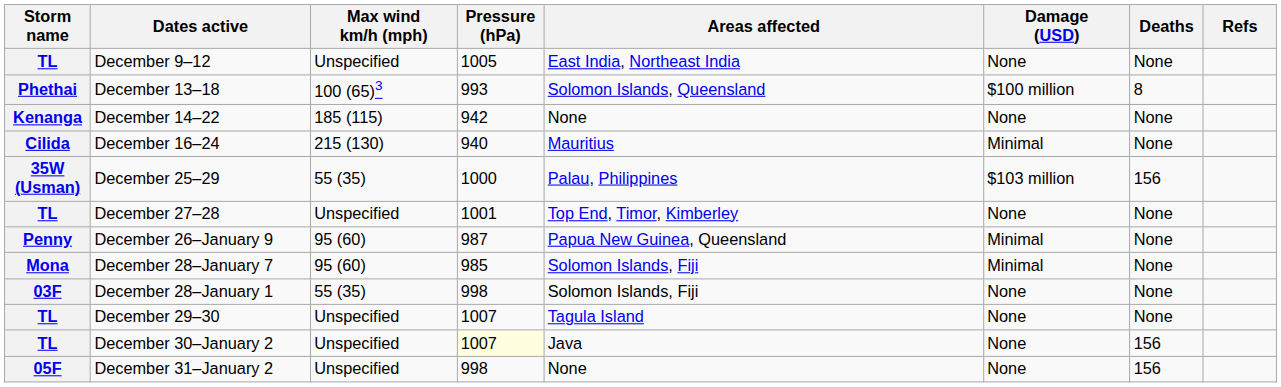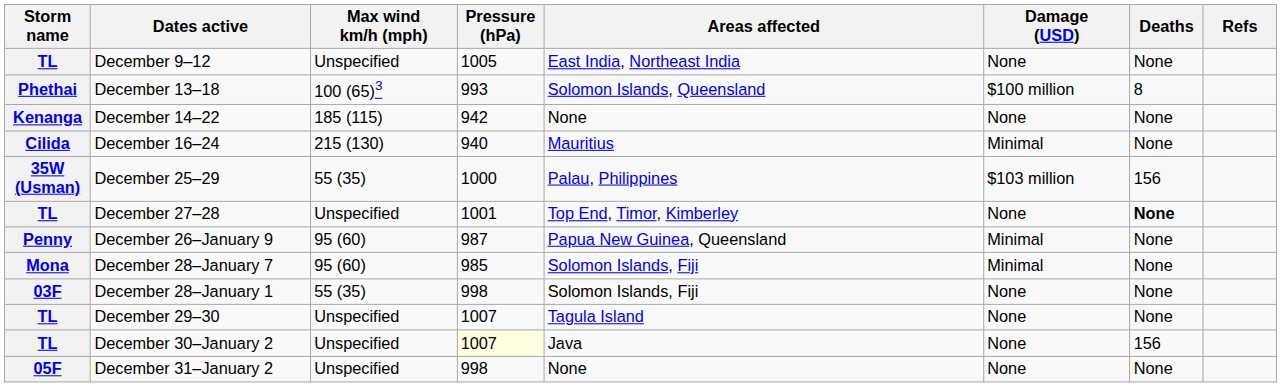(1153, 213) normal -> (1154, 213) bold
(1147, 369) 156 -> (1153, 369) None
